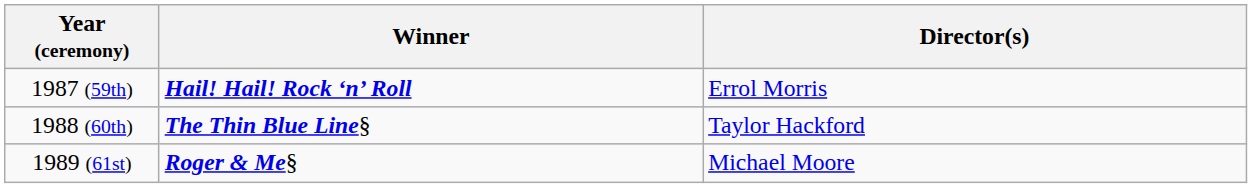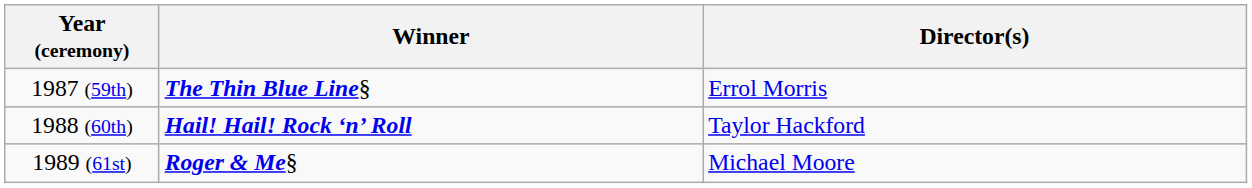(288, 87) Hail! Hail! Rock ‘n’ Roll -> (268, 87) The Thin Blue Line§
(268, 125) The Thin Blue Line§ -> (288, 125) Hail! Hail! Rock ‘n’ Roll
